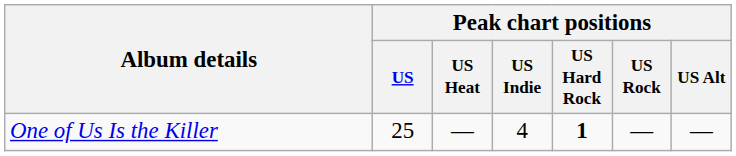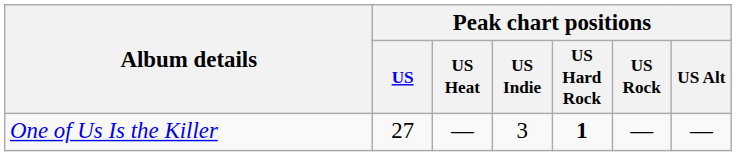(403, 131) 25 -> (403, 131) 27
(522, 131) 4 -> (522, 131) 3
